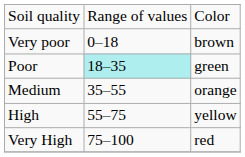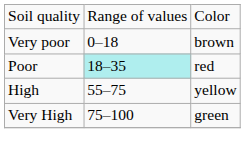(212, 66) green -> (204, 66) red
- row: (34, 90)
(204, 139) red -> (212, 115) green
